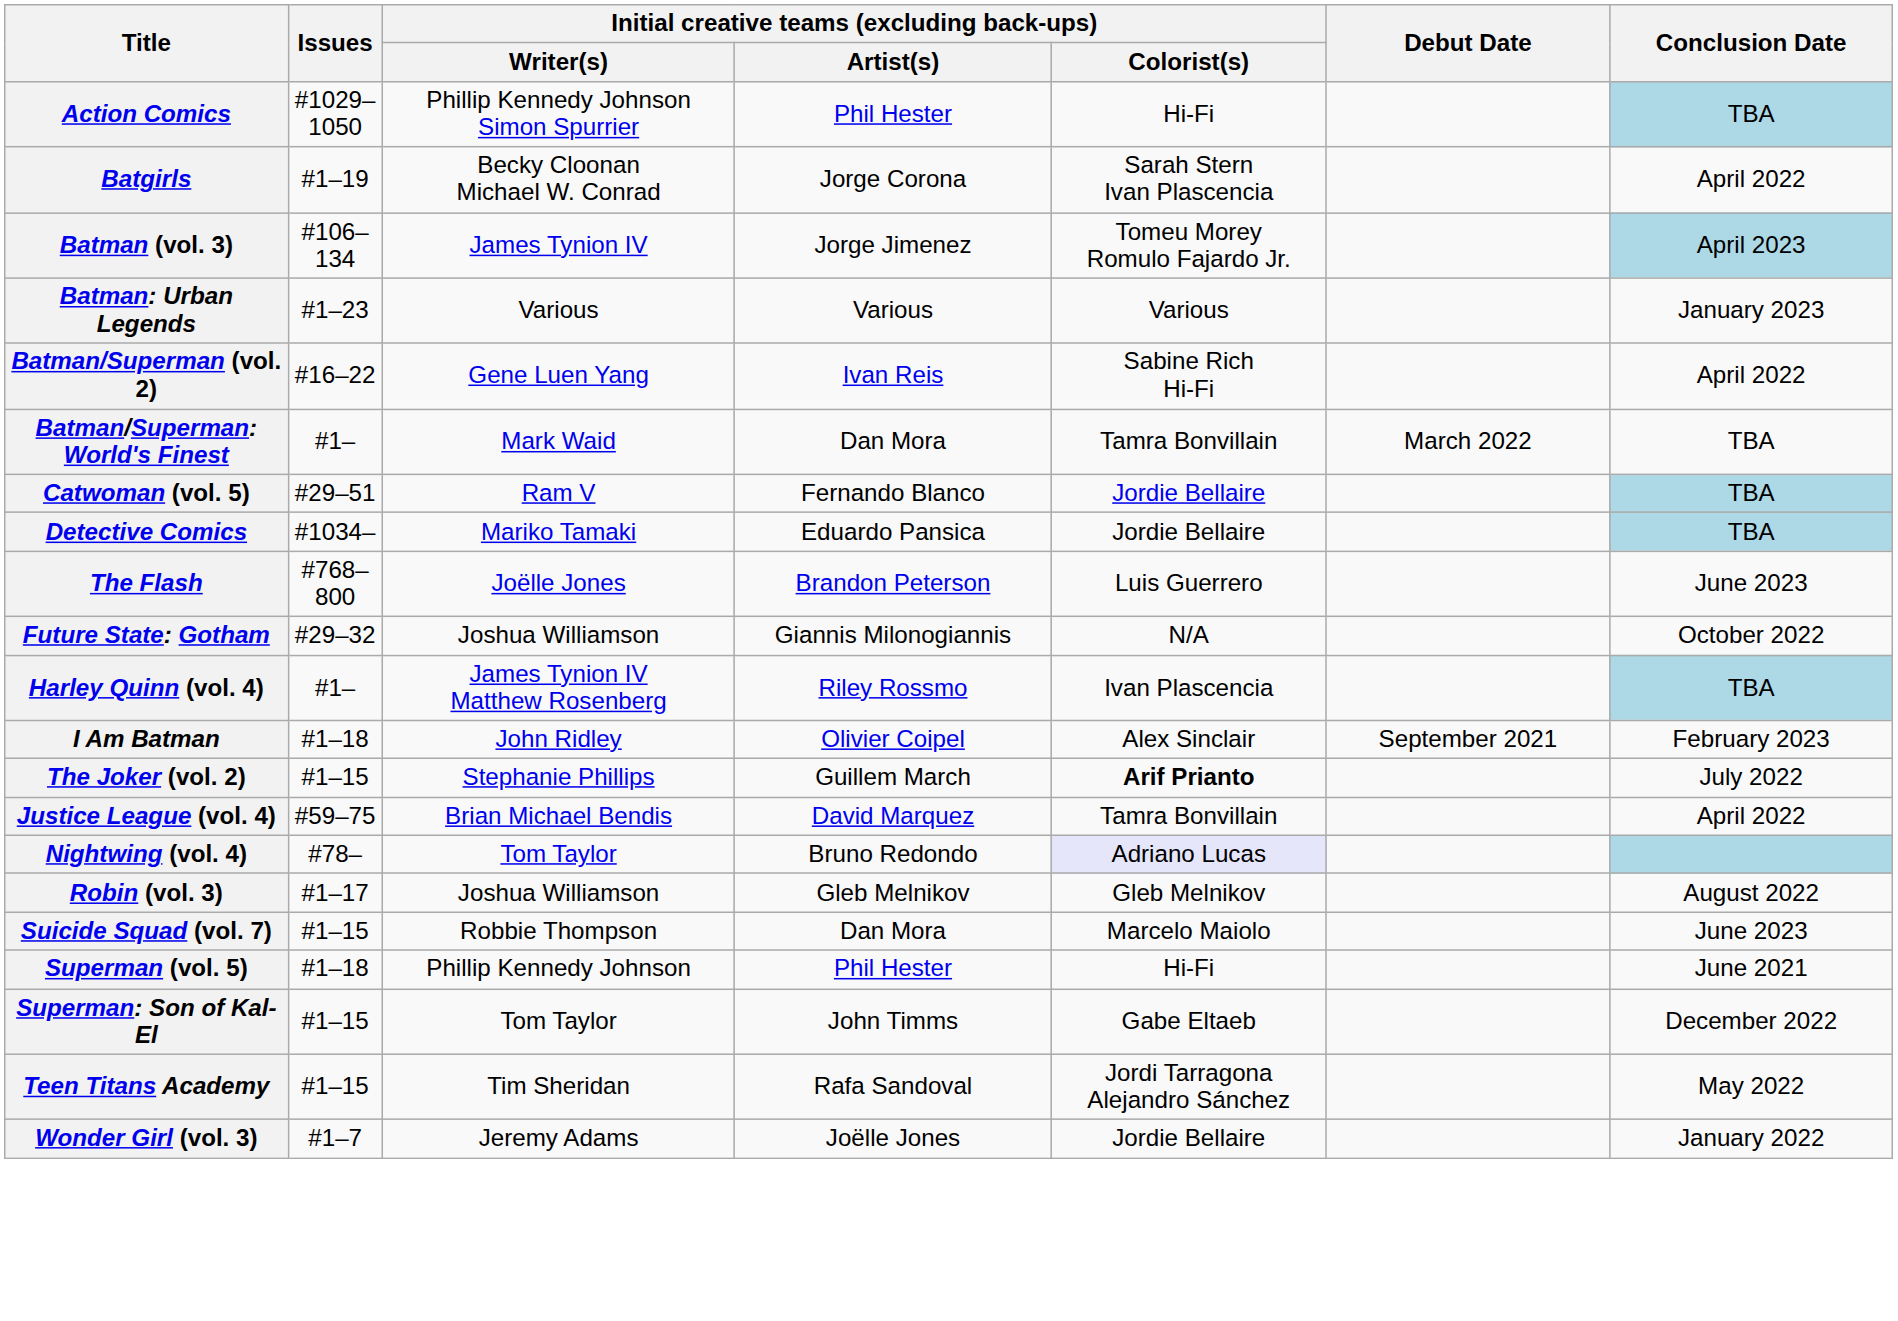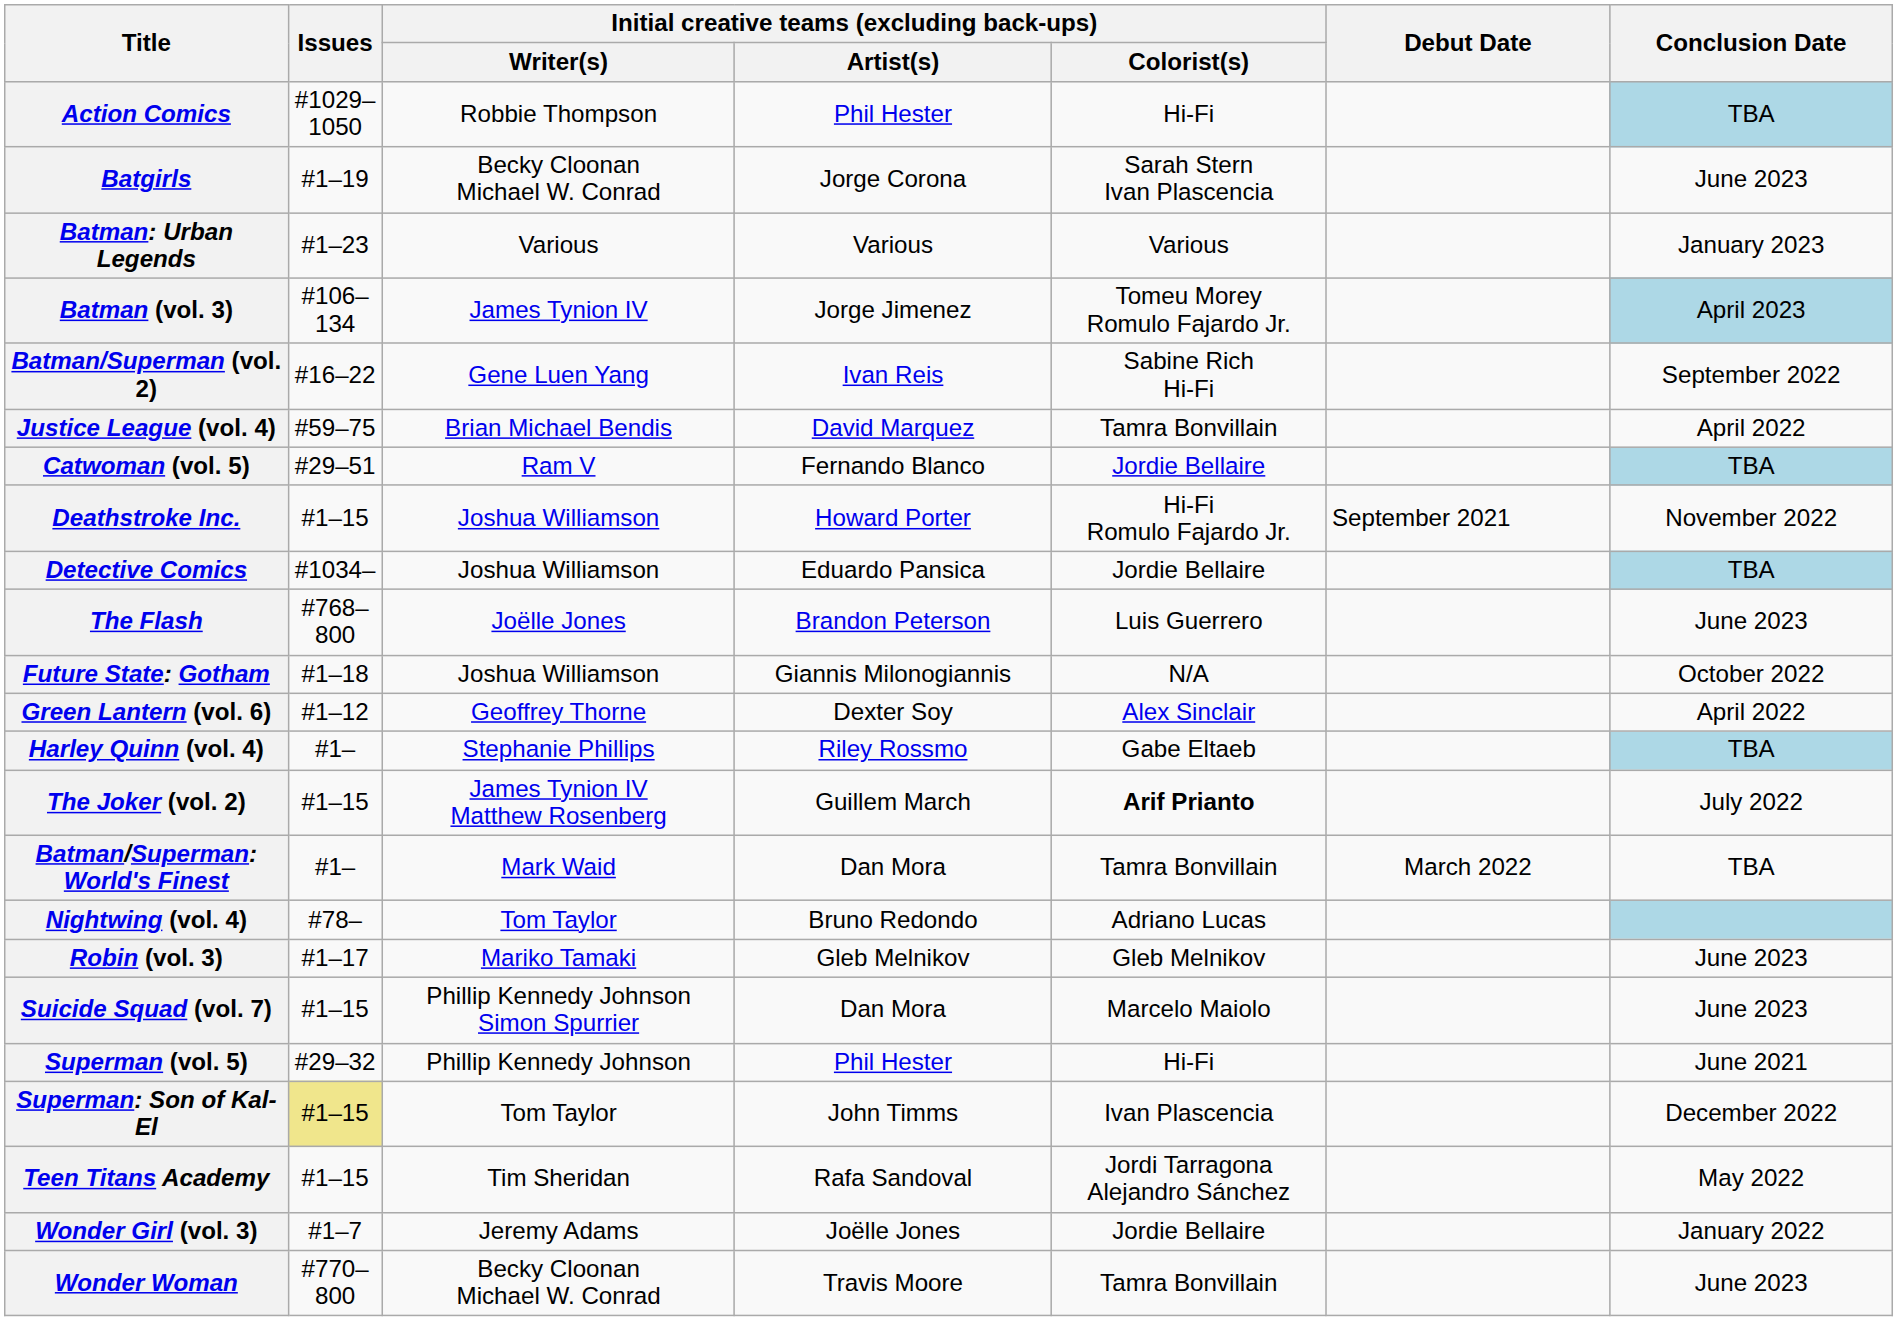(559, 113) Phillip Kennedy Johnson Simon Spurrier -> (559, 113) Robbie Thompson
(1751, 179) April 2022 -> (1751, 179) June 2023
rows swapped: (146, 244) <-> (146, 310)
(1751, 375) April 2022 -> (1751, 375) September 2022
rows swapped: (146, 441) <-> (146, 815)
+ row: (146, 517)
(559, 531) Mariko Tamaki -> (559, 569) Joshua Williamson
(335, 635) #29–32 -> (335, 673) #1–18
+ row: (146, 712)
(559, 687) James Tynion IV Matthew Rosenberg -> (559, 750) Stephanie Phillips
(1189, 687) Ivan Plascencia -> (1189, 750) Gabe Eltaeb
- row: (146, 739)
(559, 777) Stephanie Phillips -> (559, 802) James Tynion IV Matthew Rosenberg
(1189, 854) lavender background -> (1189, 919) no background
(559, 892) Joshua Williamson -> (559, 957) Mariko Tamaki
(1751, 892) August 2022 -> (1751, 957) June 2023
(559, 930) Robbie Thompson -> (559, 1009) Phillip Kennedy Johnson Simon Spurrier
(335, 969) #1–18 -> (335, 1061) #29–32
(335, 1021) no background -> (335, 1113) khaki background
(1189, 1021) Gabe Eltaeb -> (1189, 1113) Ivan Plascencia
+ row: (146, 1282)
